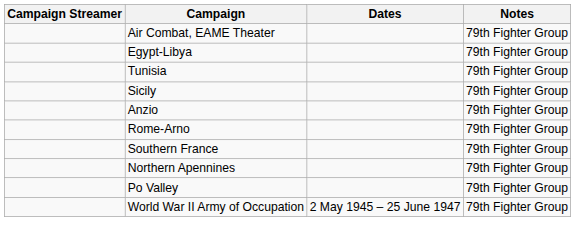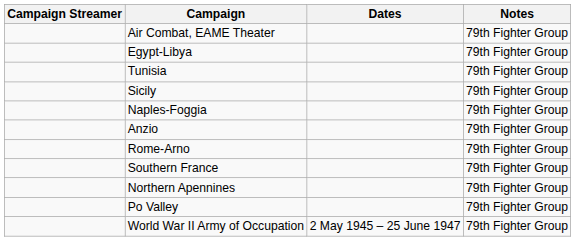+ row: (167, 110)
